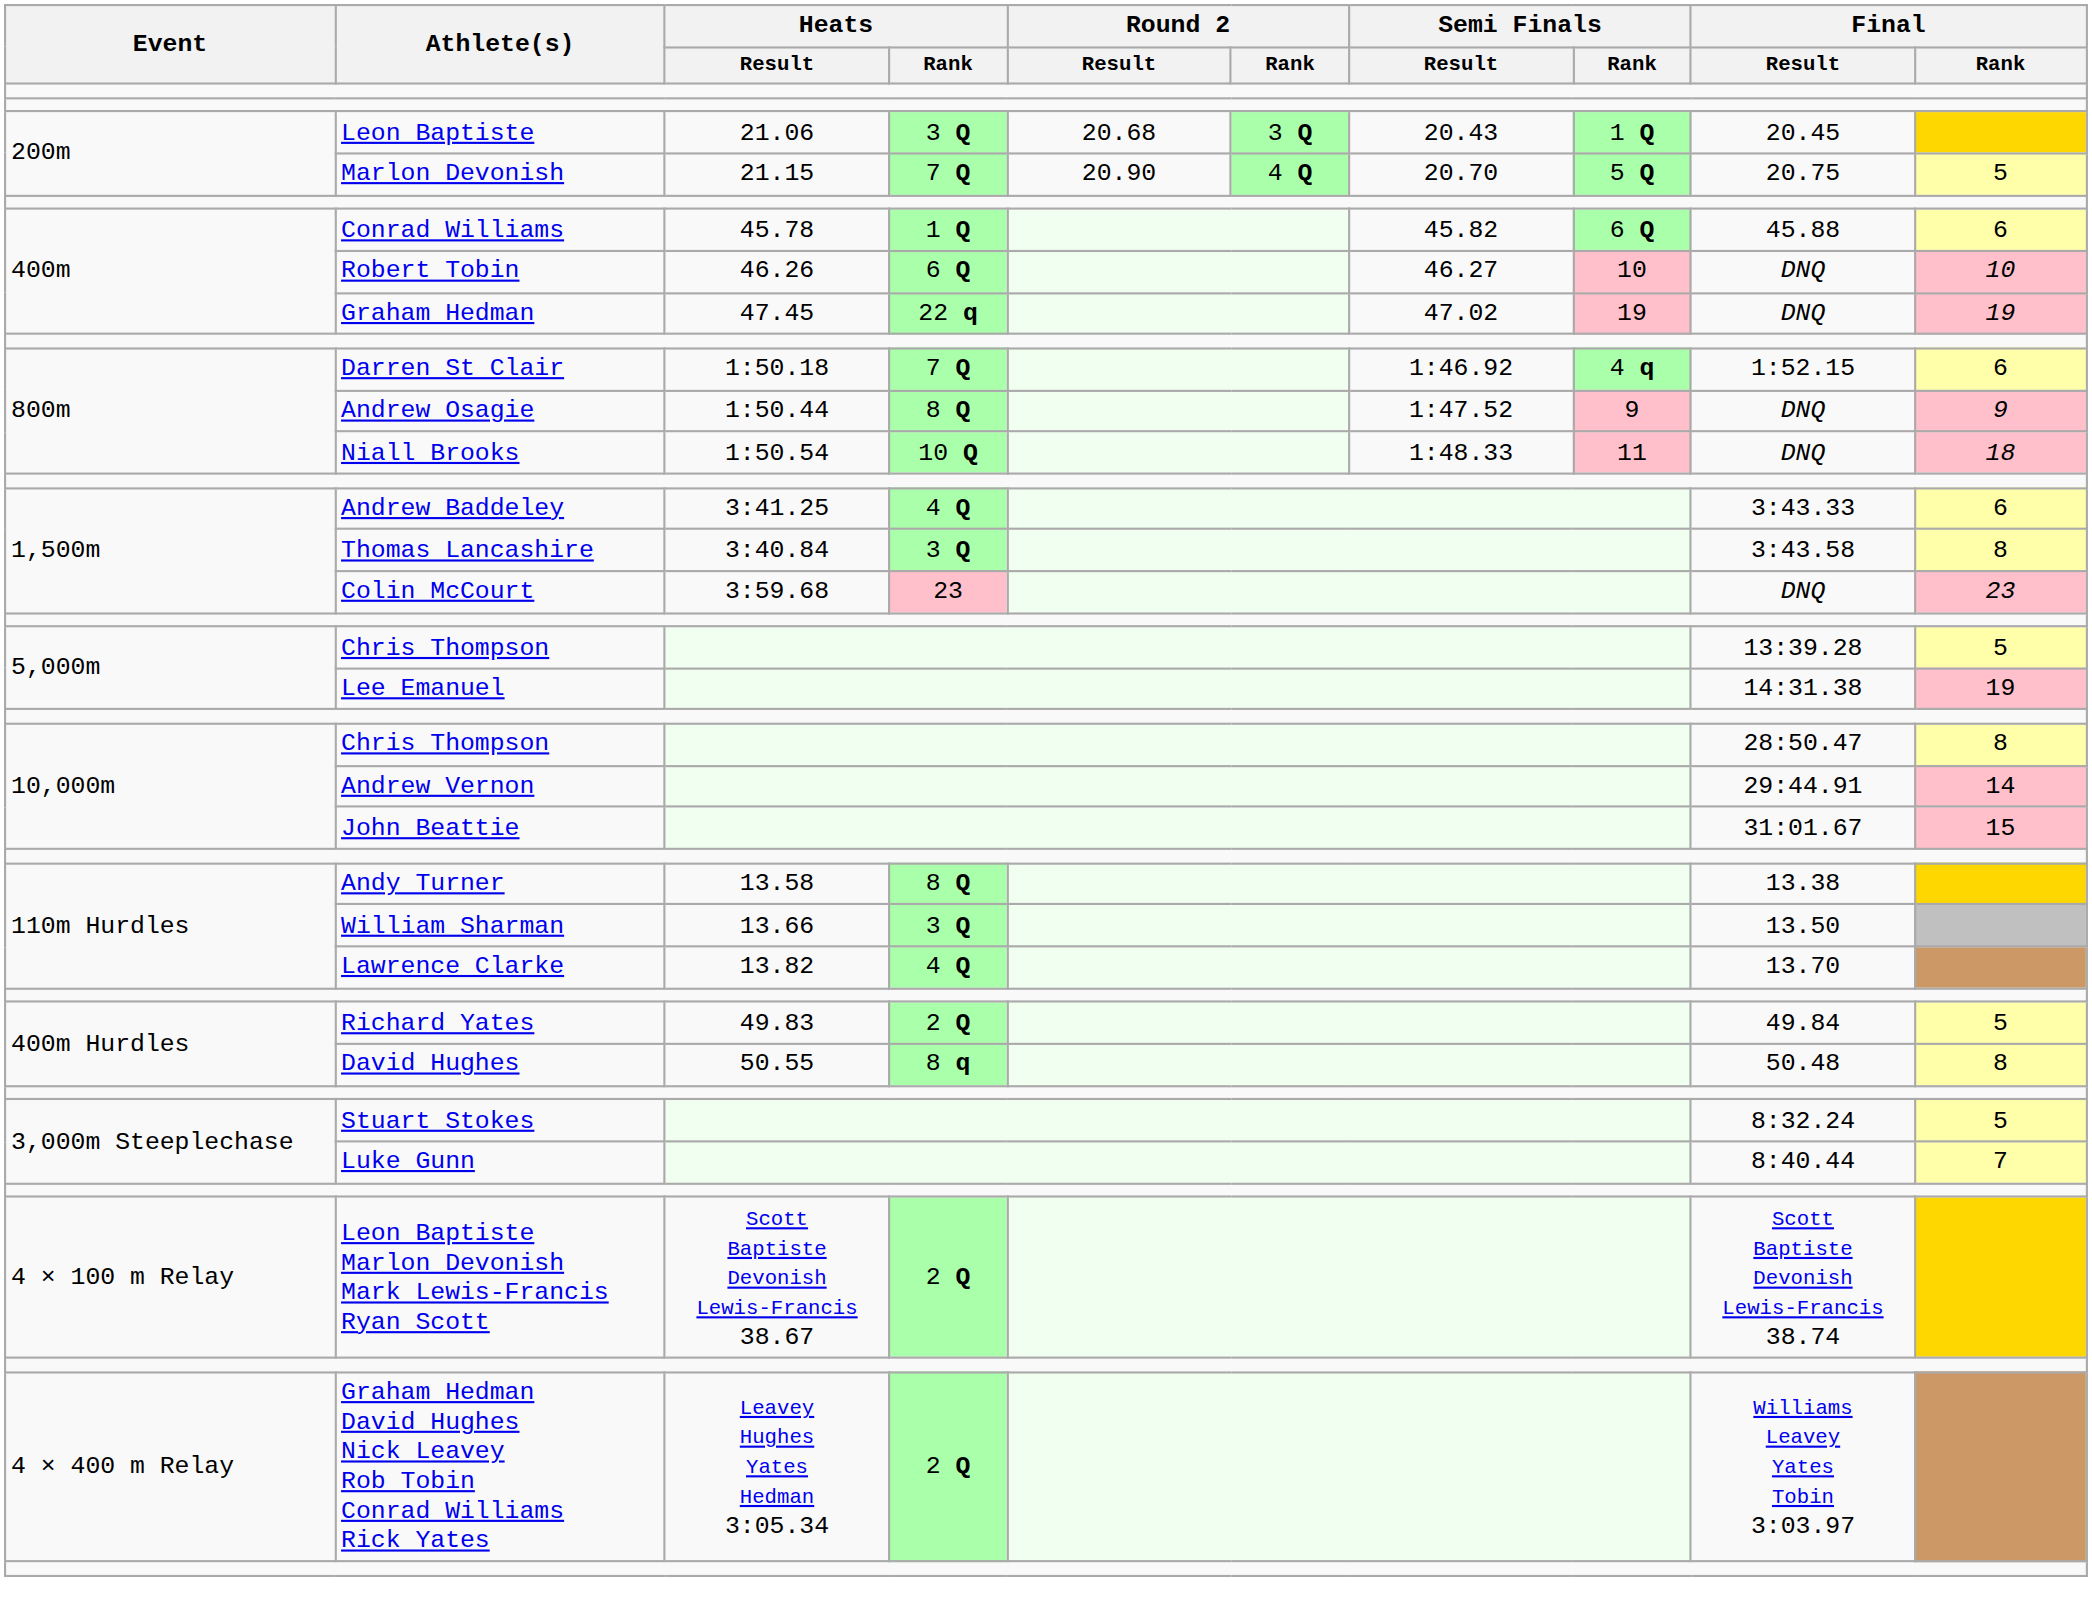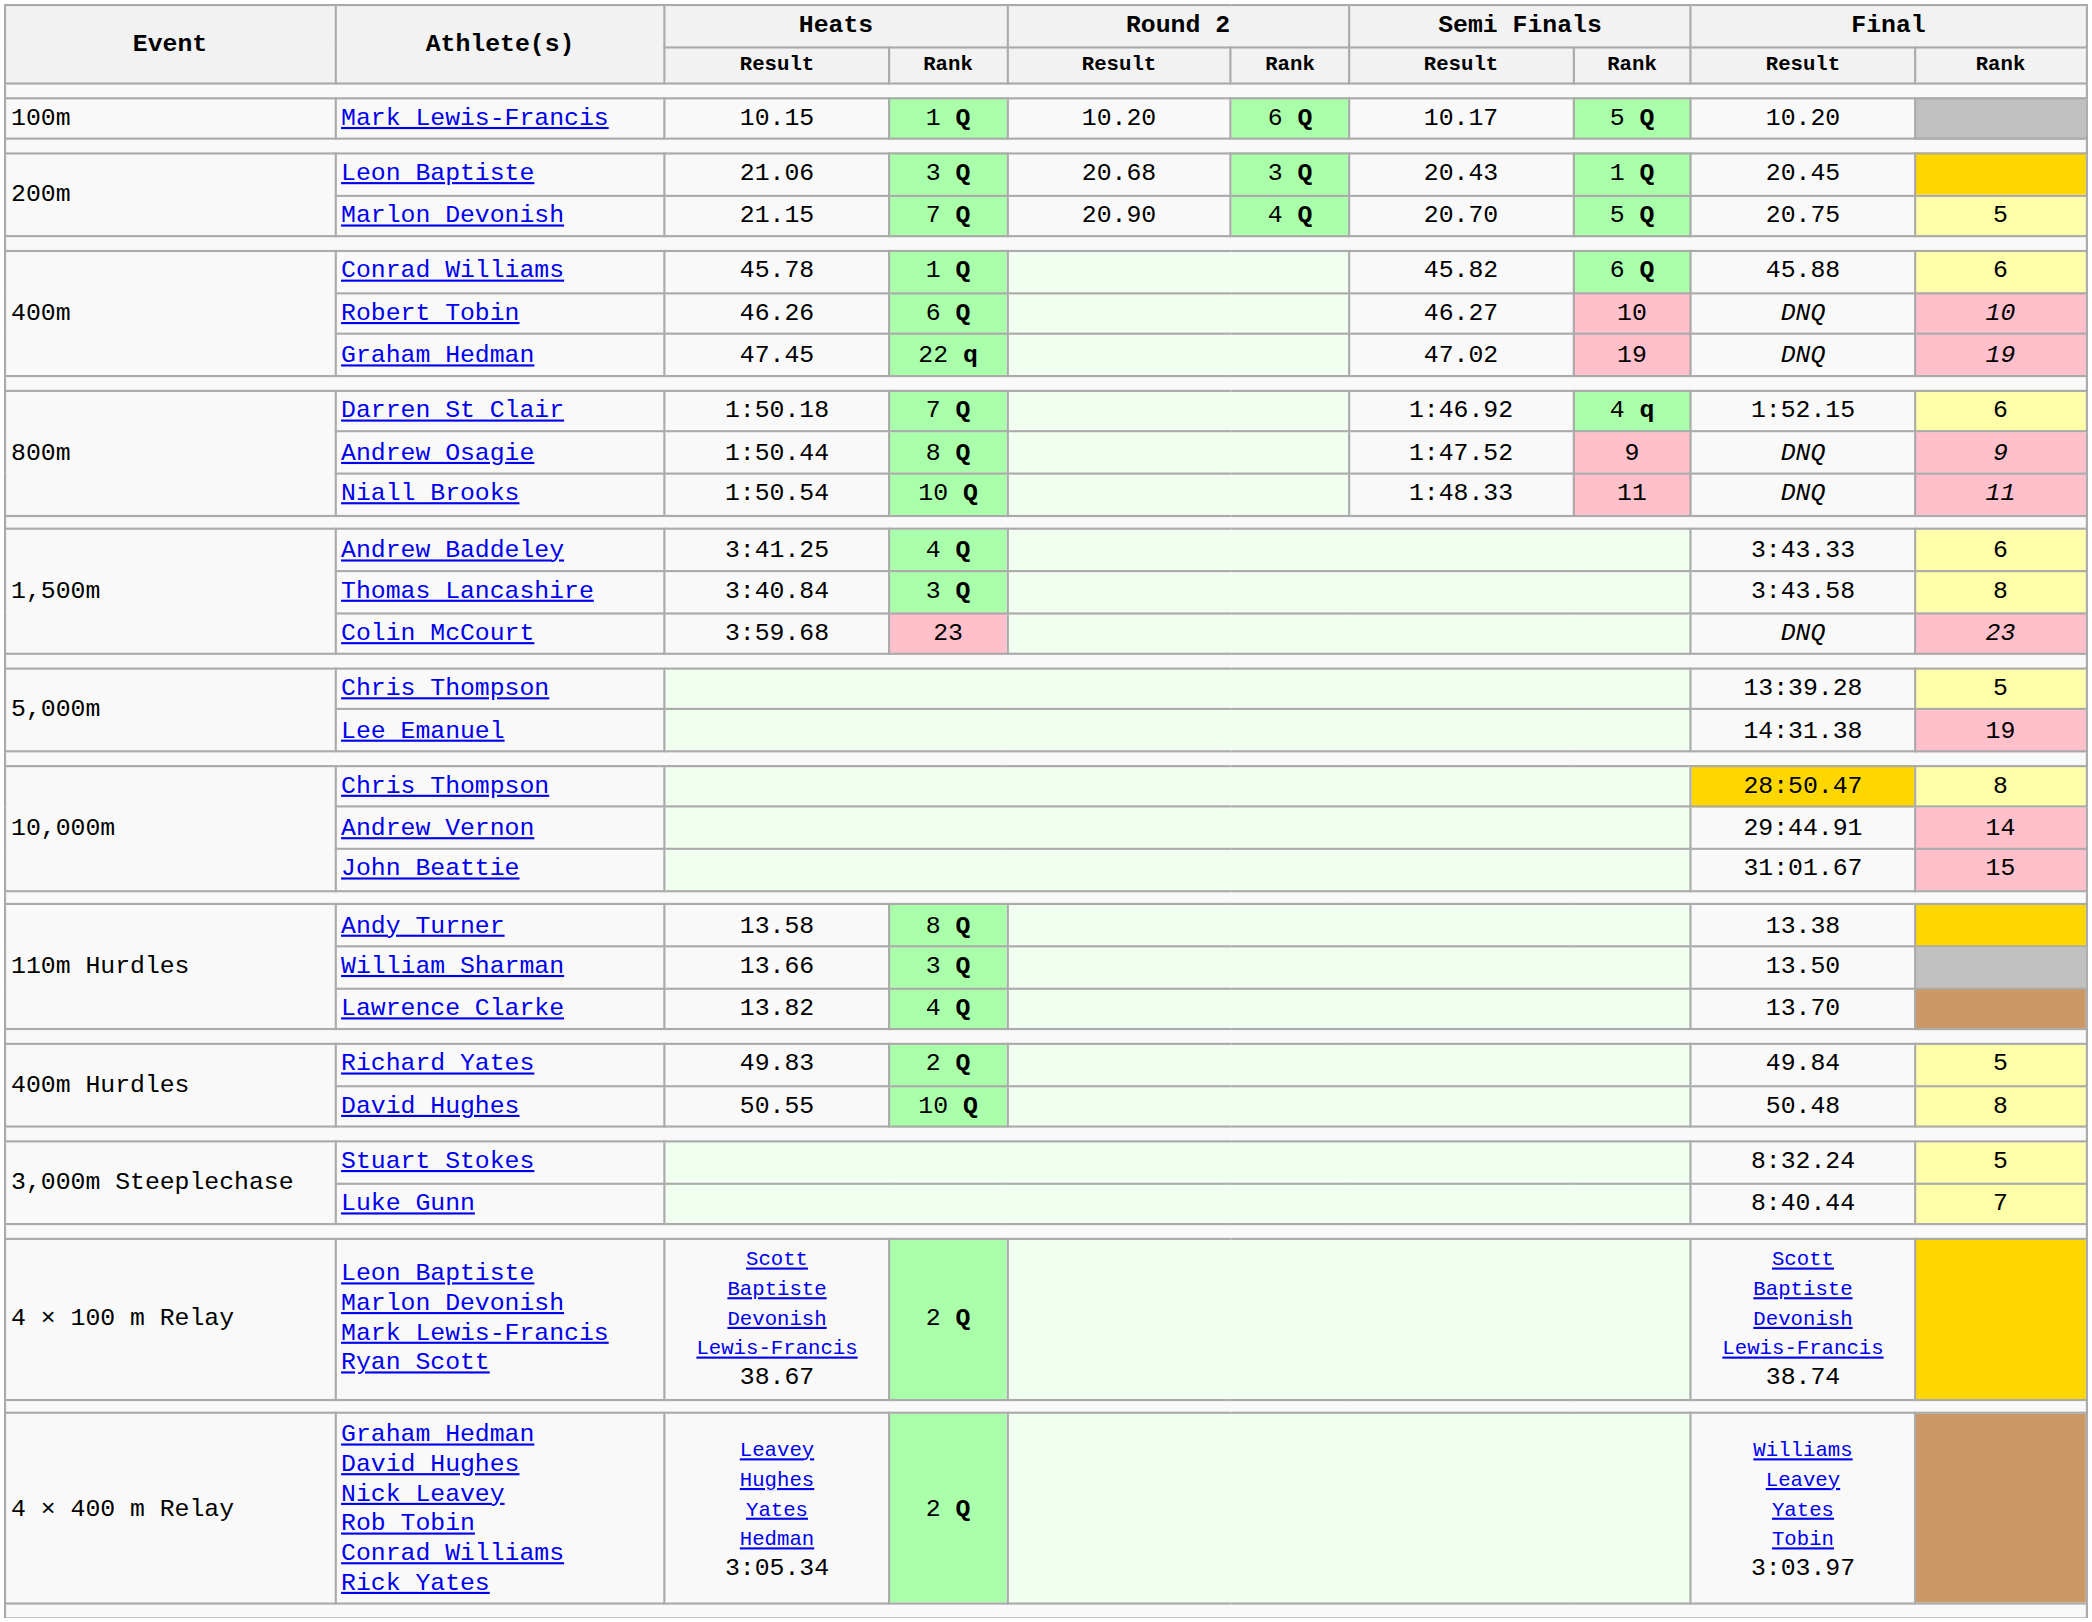+ row: (41, 118)
(2000, 452) 18 -> (2000, 494) 11
(1803, 745) no background -> (1803, 786) gold background
(948, 1064) 8 q -> (948, 1106) 10 Q
